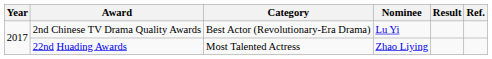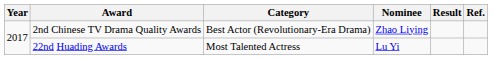(387, 29) Lu Yi -> (402, 29) Zhao Liying
(402, 46) Zhao Liying -> (387, 46) Lu Yi
